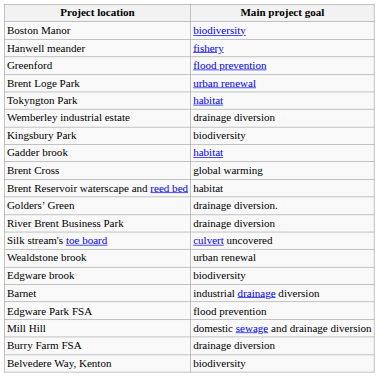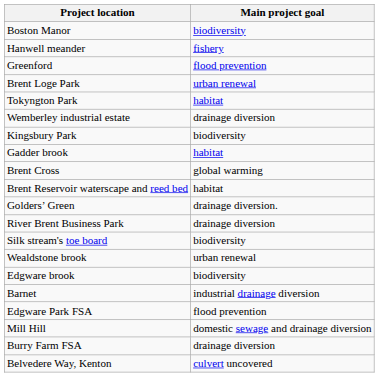(233, 240) culvert uncovered -> (220, 240) biodiversity
(220, 363) biodiversity -> (233, 363) culvert uncovered
